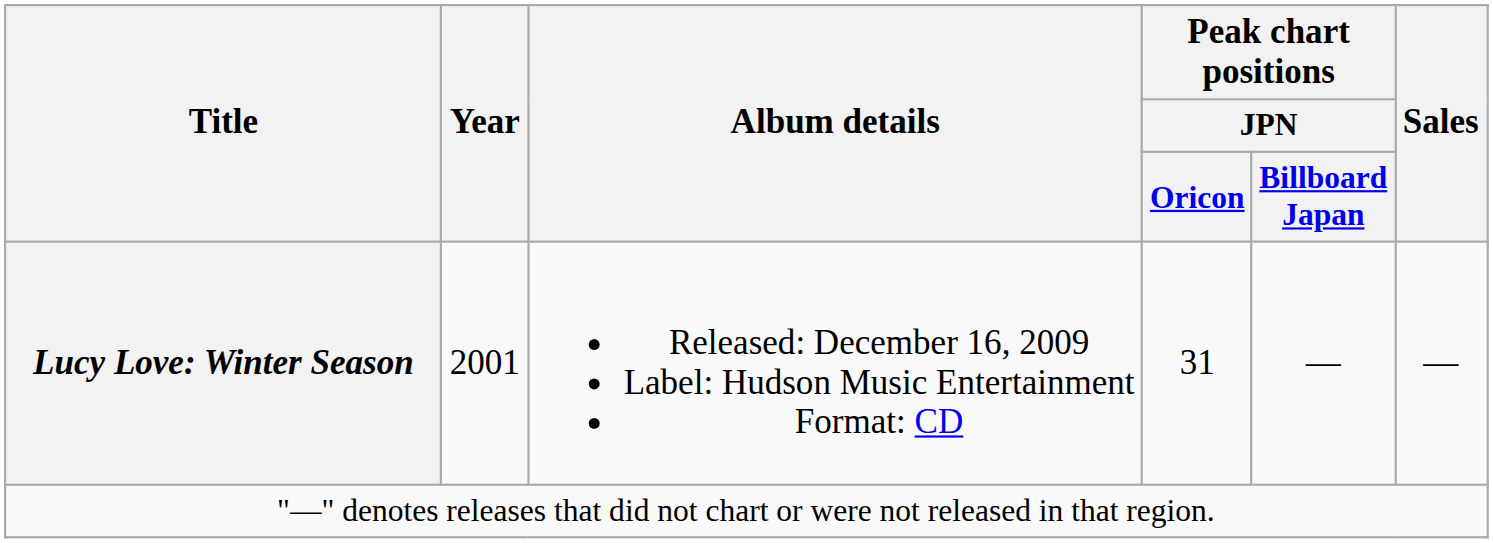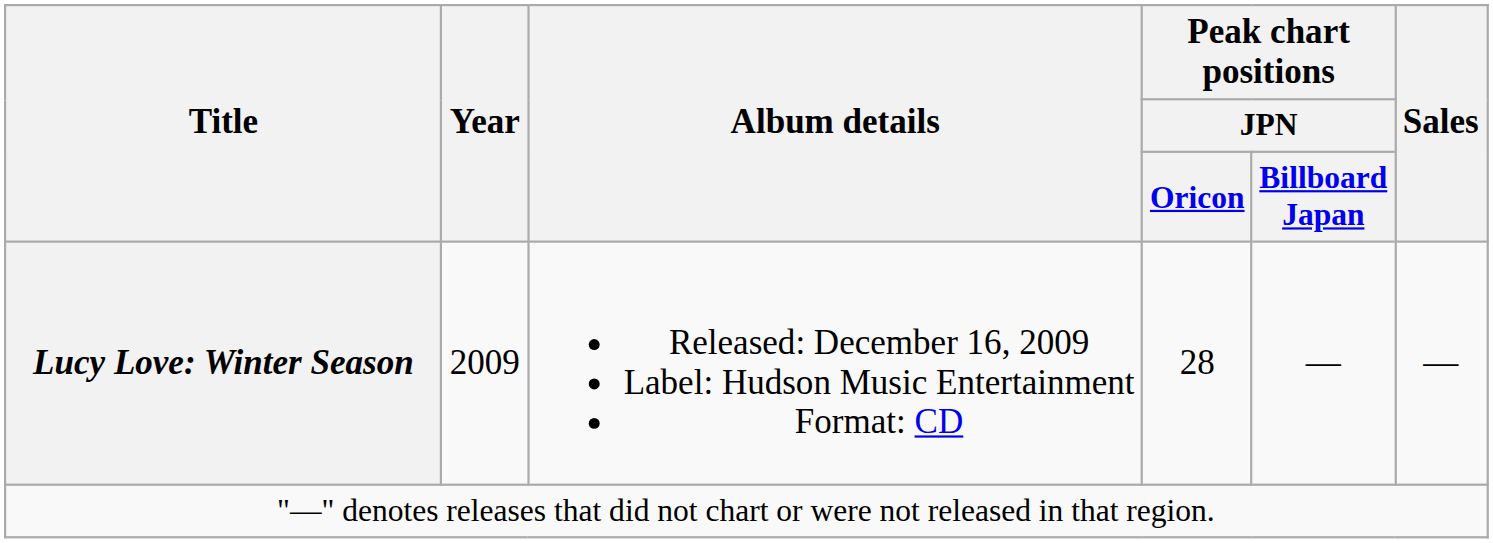(485, 362) 2001 -> (485, 362) 2009
(1197, 362) 31 -> (1197, 362) 28
